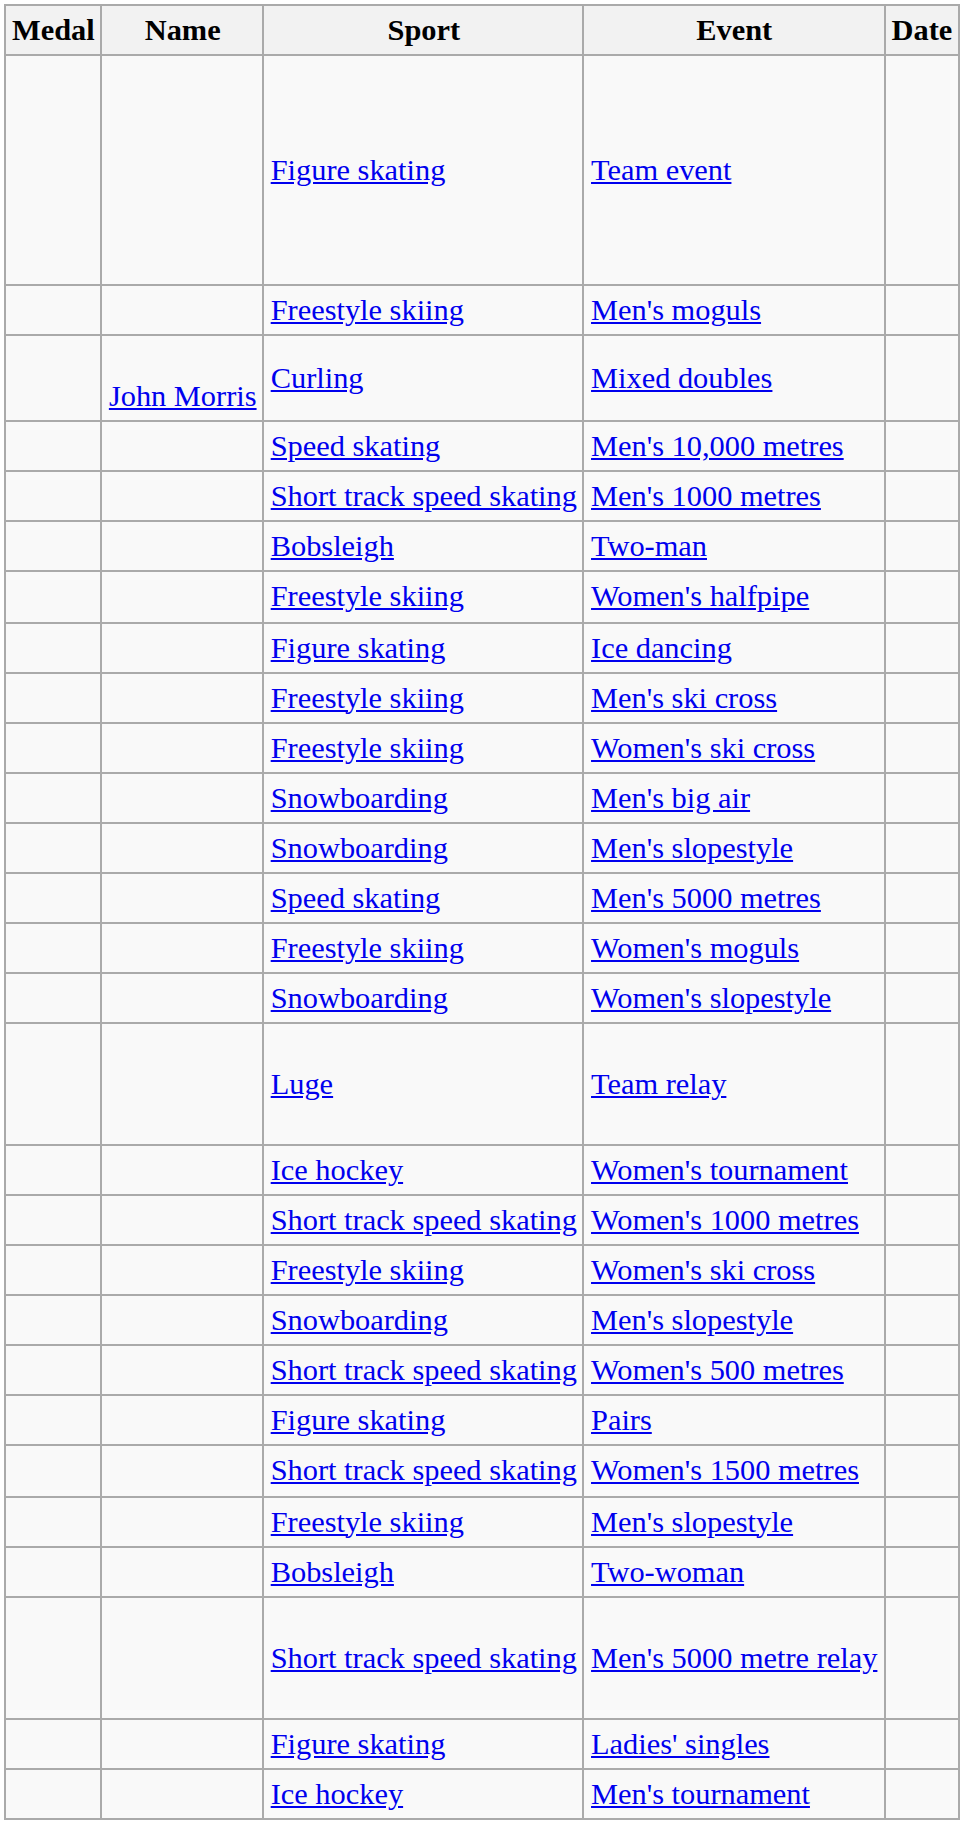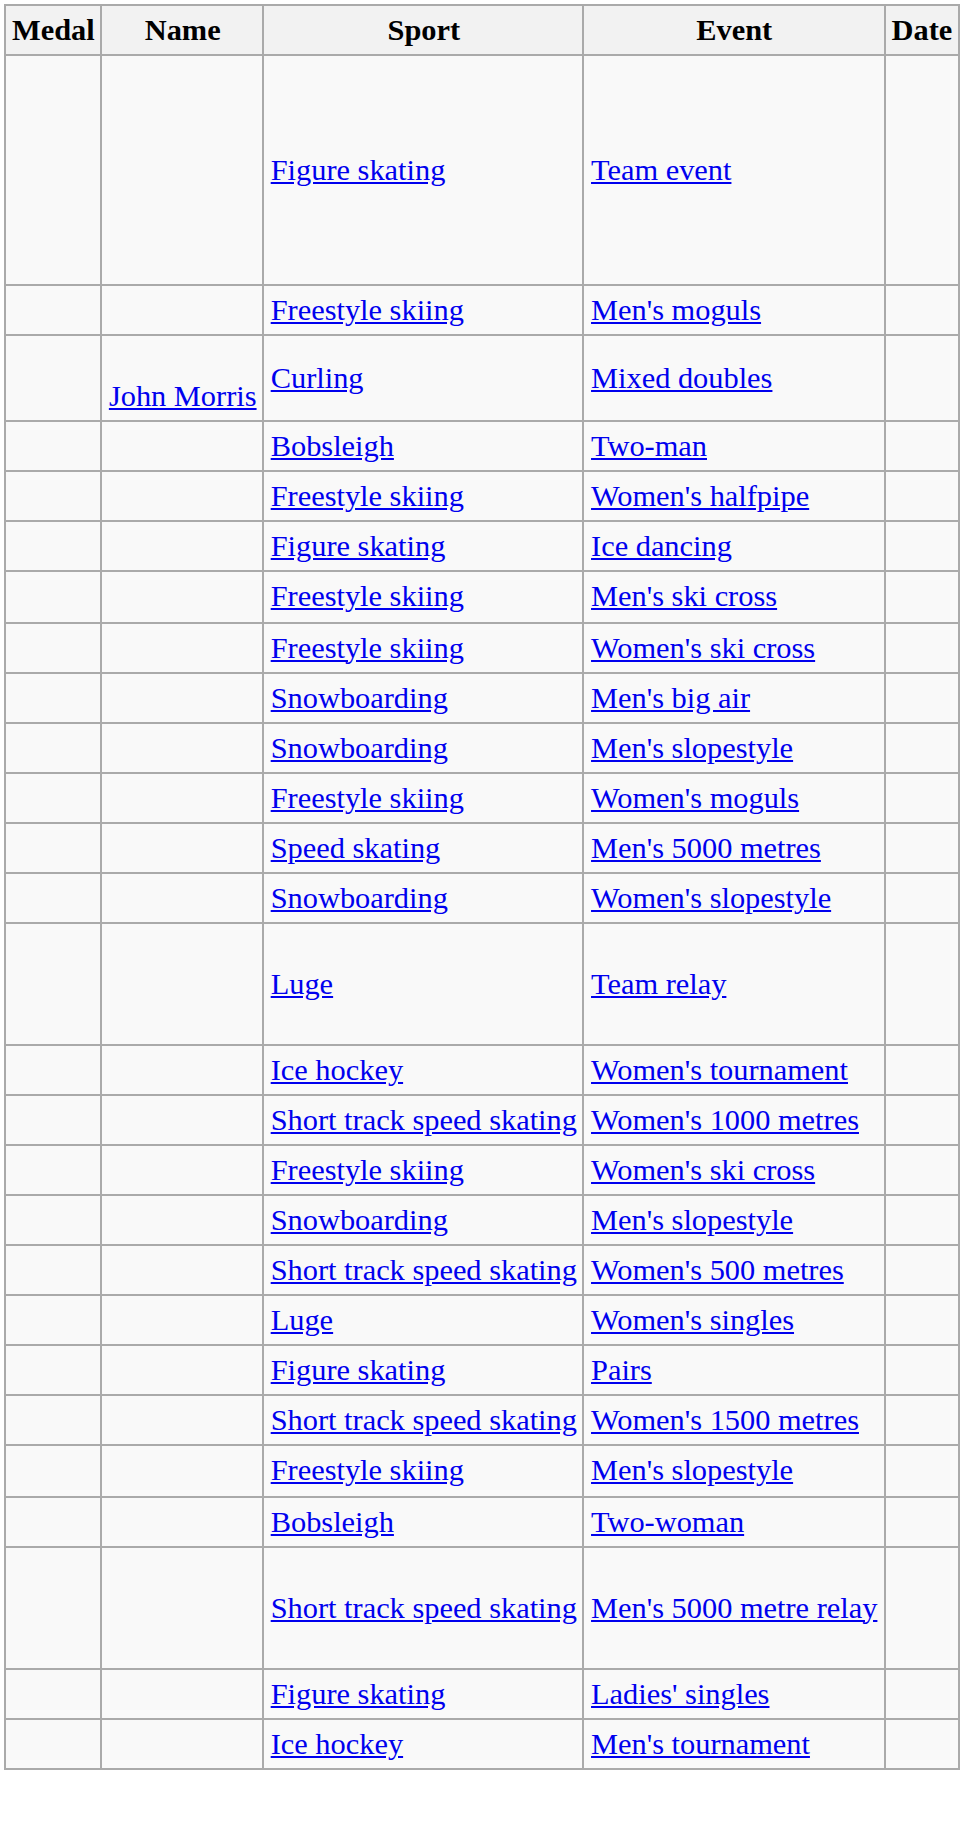- row: (355, 446)
- row: (424, 496)
rows swapped: (355, 897) <-> (367, 947)
+ row: (302, 1320)
